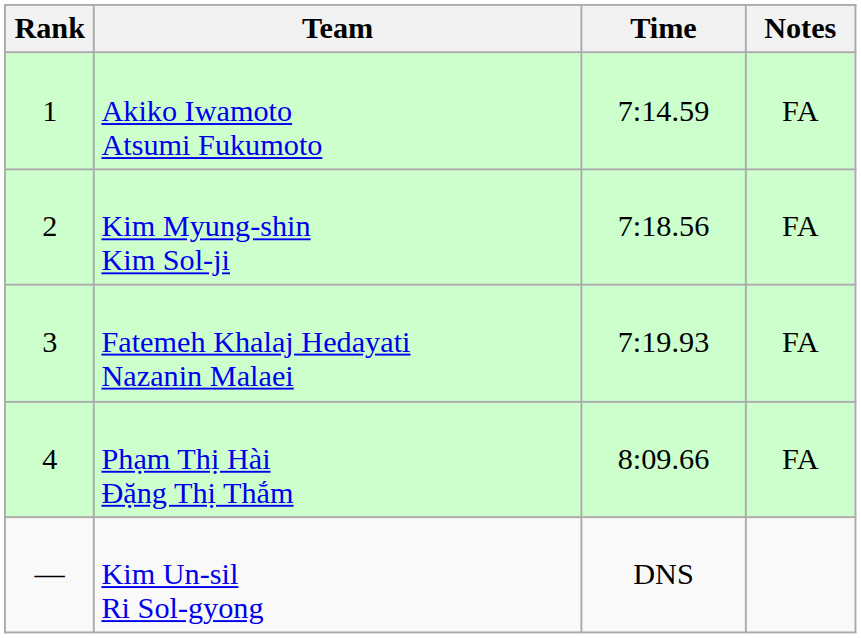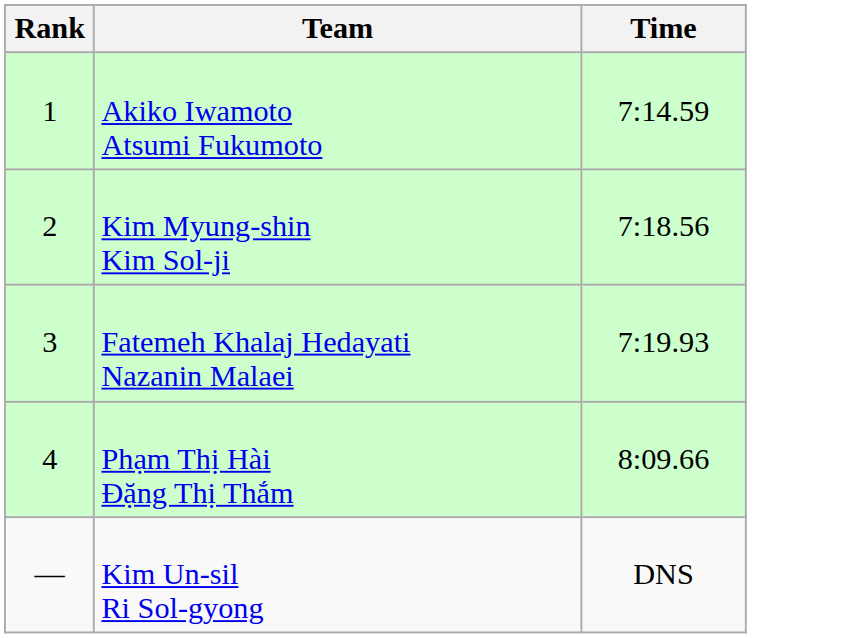- column: (800, 28)
